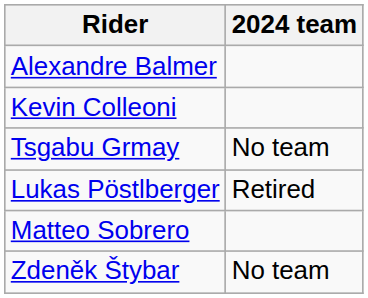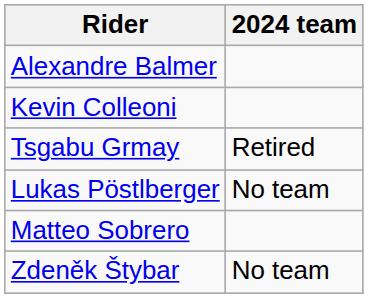(281, 148) No team -> (273, 148) Retired
(273, 189) Retired -> (281, 189) No team
